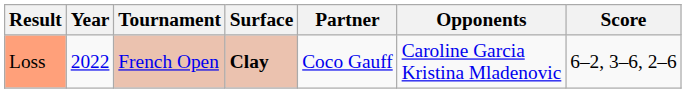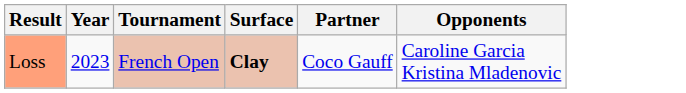- column: (623, 19)
(90, 61) 2022 -> (90, 61) 2023
